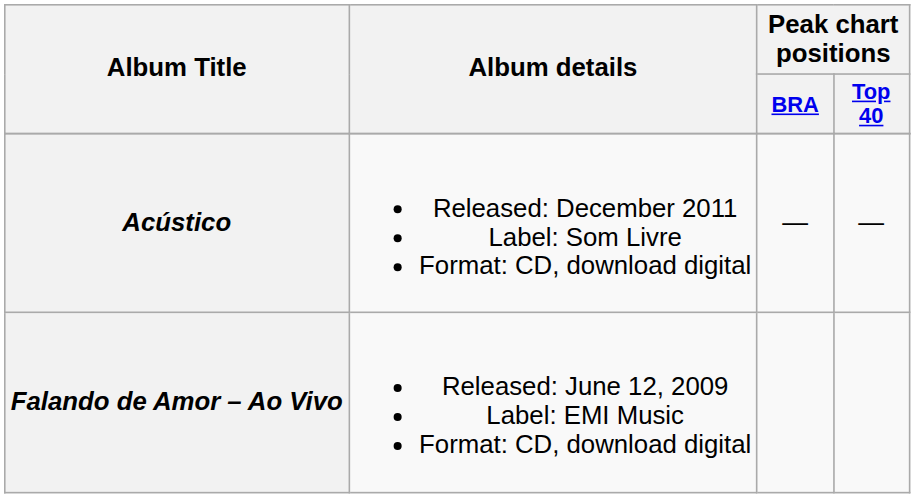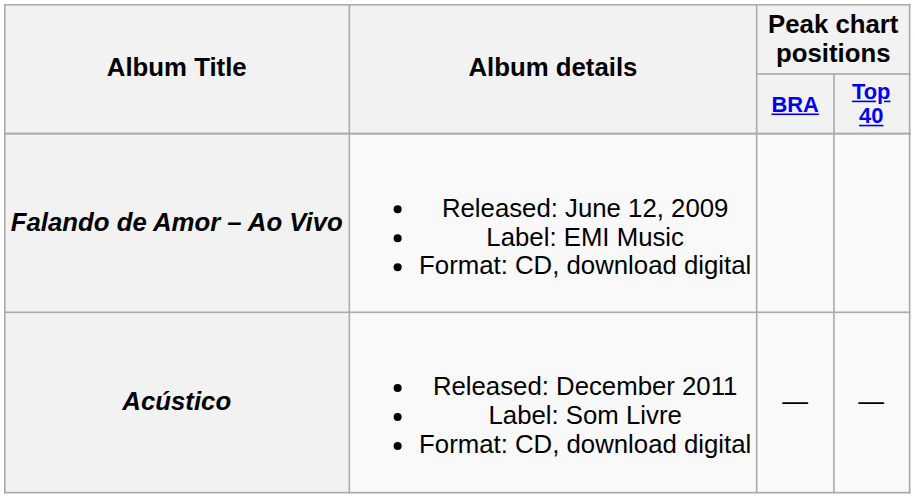rows swapped: (177, 401) <-> (177, 222)
